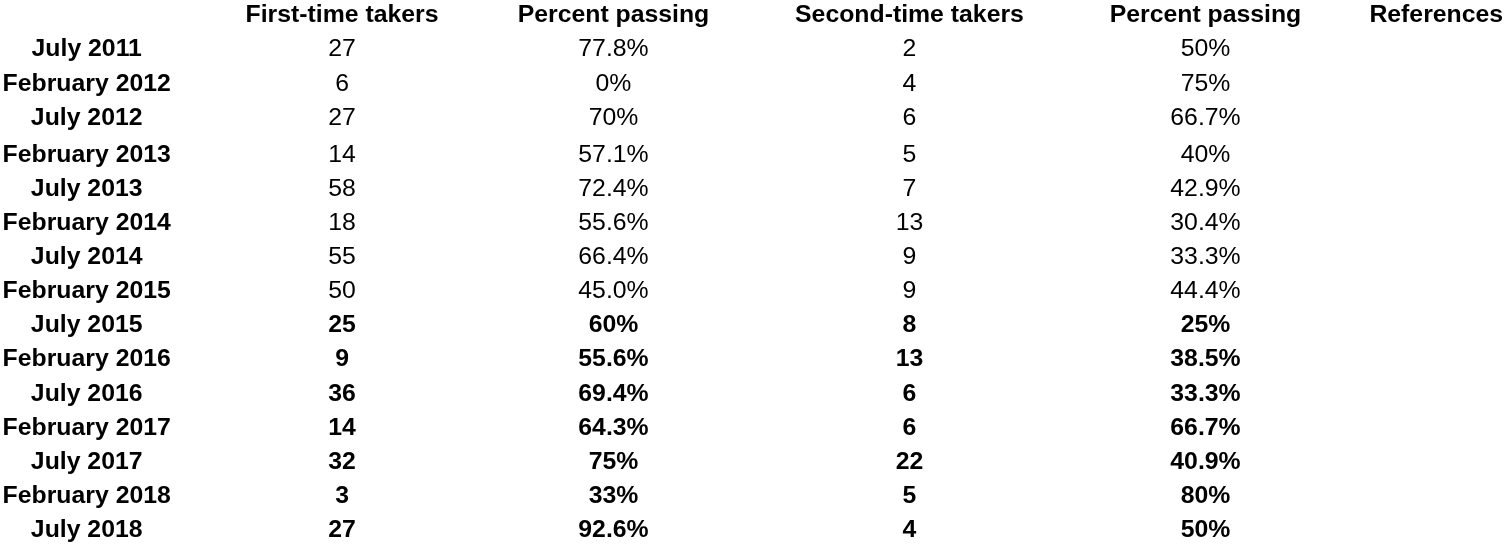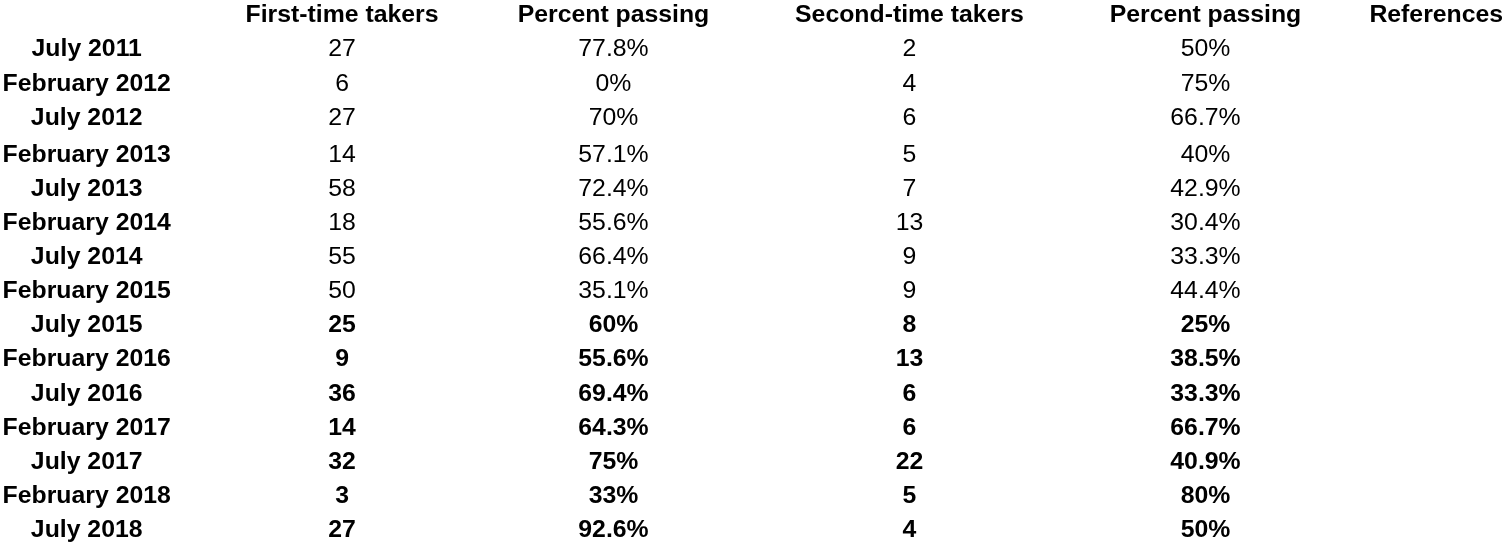(613, 290) 45.0% -> (613, 290) 35.1%
